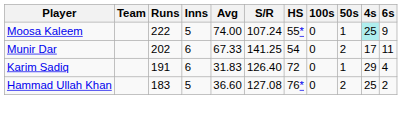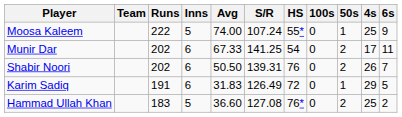(370, 31) paleturquoise background -> (370, 31) no background
+ row: (39, 67)
(264, 67) 126.40 -> (264, 85) 126.49
(385, 67) 4 -> (385, 85) 5
